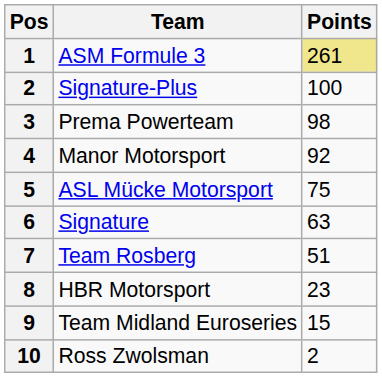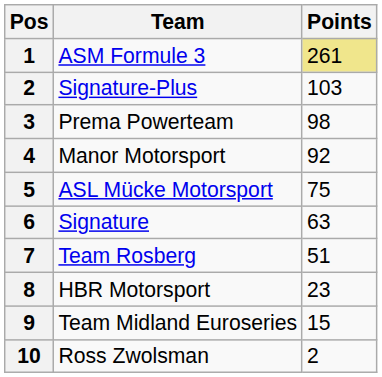(325, 89) 100 -> (325, 89) 103
